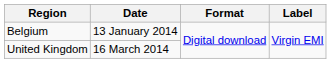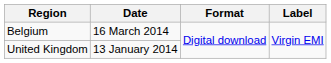(135, 31) 13 January 2014 -> (131, 31) 16 March 2014
(131, 49) 16 March 2014 -> (135, 49) 13 January 2014
